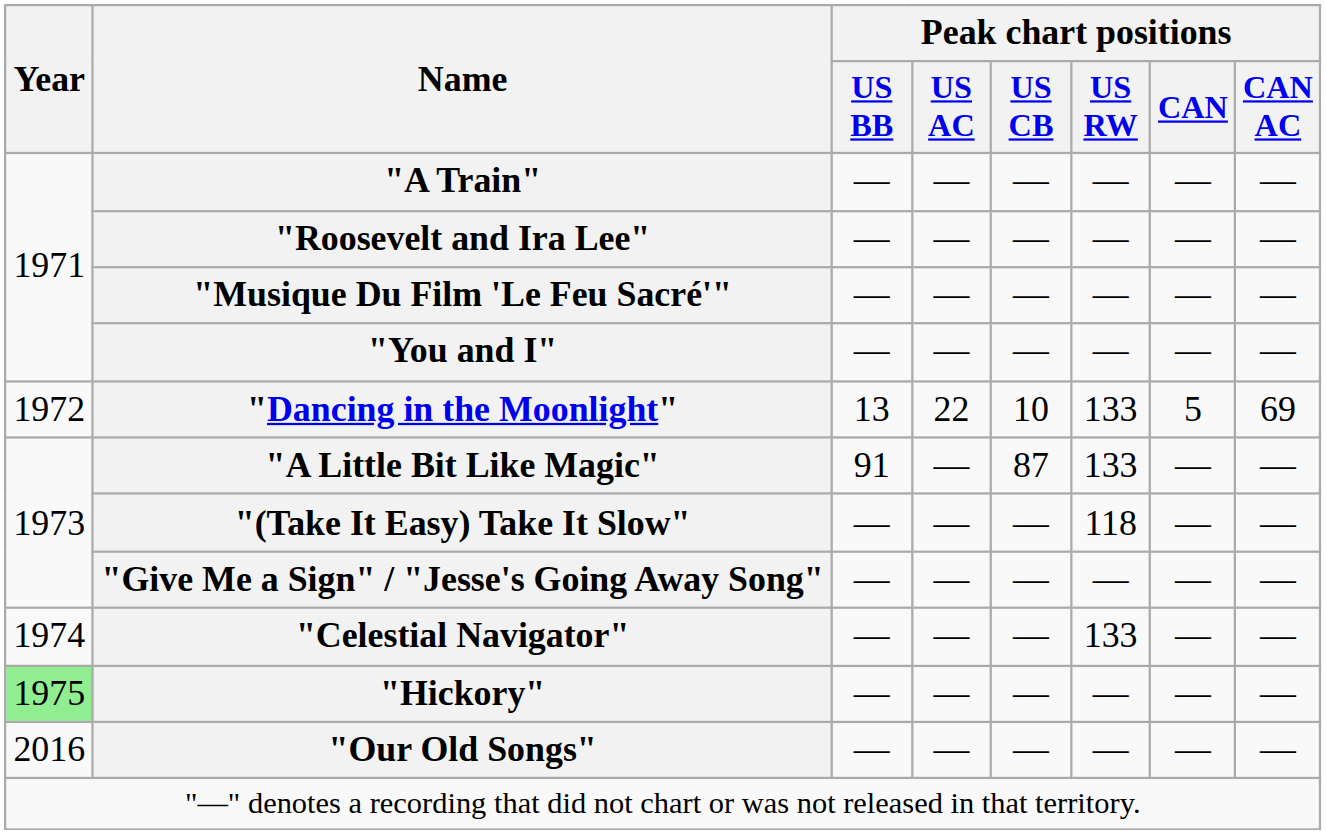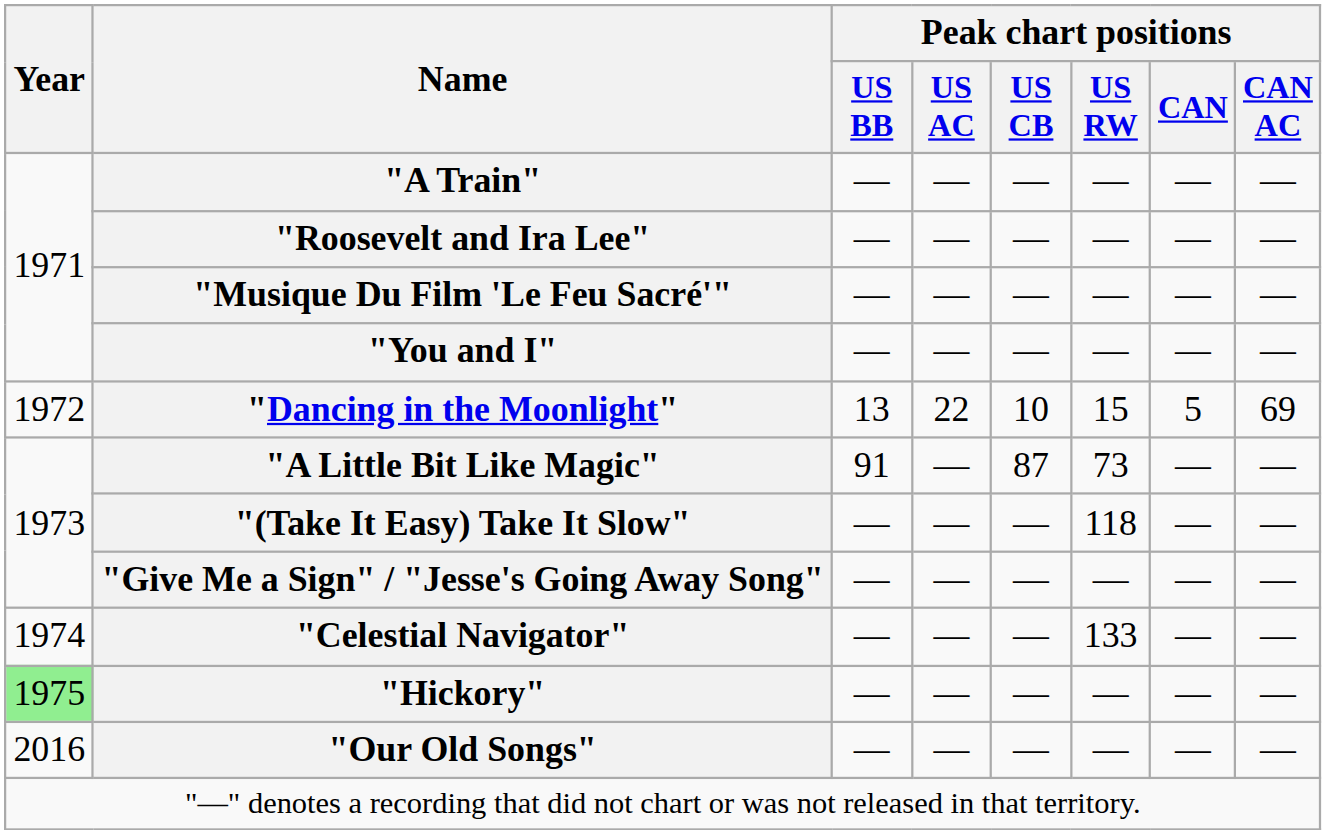(1111, 408) 133 -> (1111, 408) 15
(1111, 465) 133 -> (1111, 465) 73
